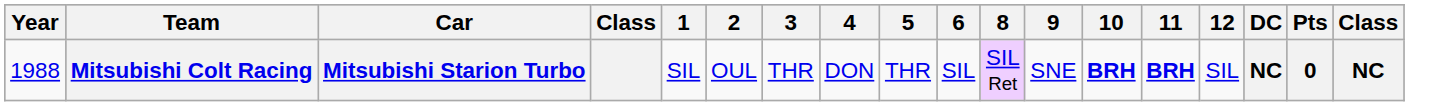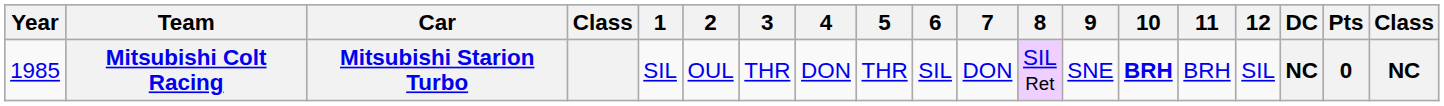+ column: (988, 22)
(35, 70) 1988 -> (35, 70) 1985
(1171, 70) bold -> (1207, 70) normal
